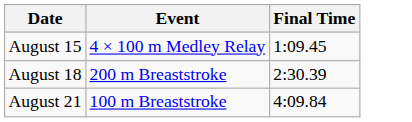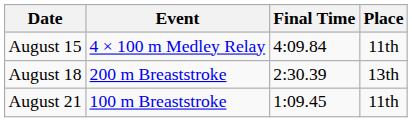+ column: (383, 18)
(300, 46) 1:09.45 -> (300, 46) 4:09.84
(300, 102) 4:09.84 -> (300, 102) 1:09.45
